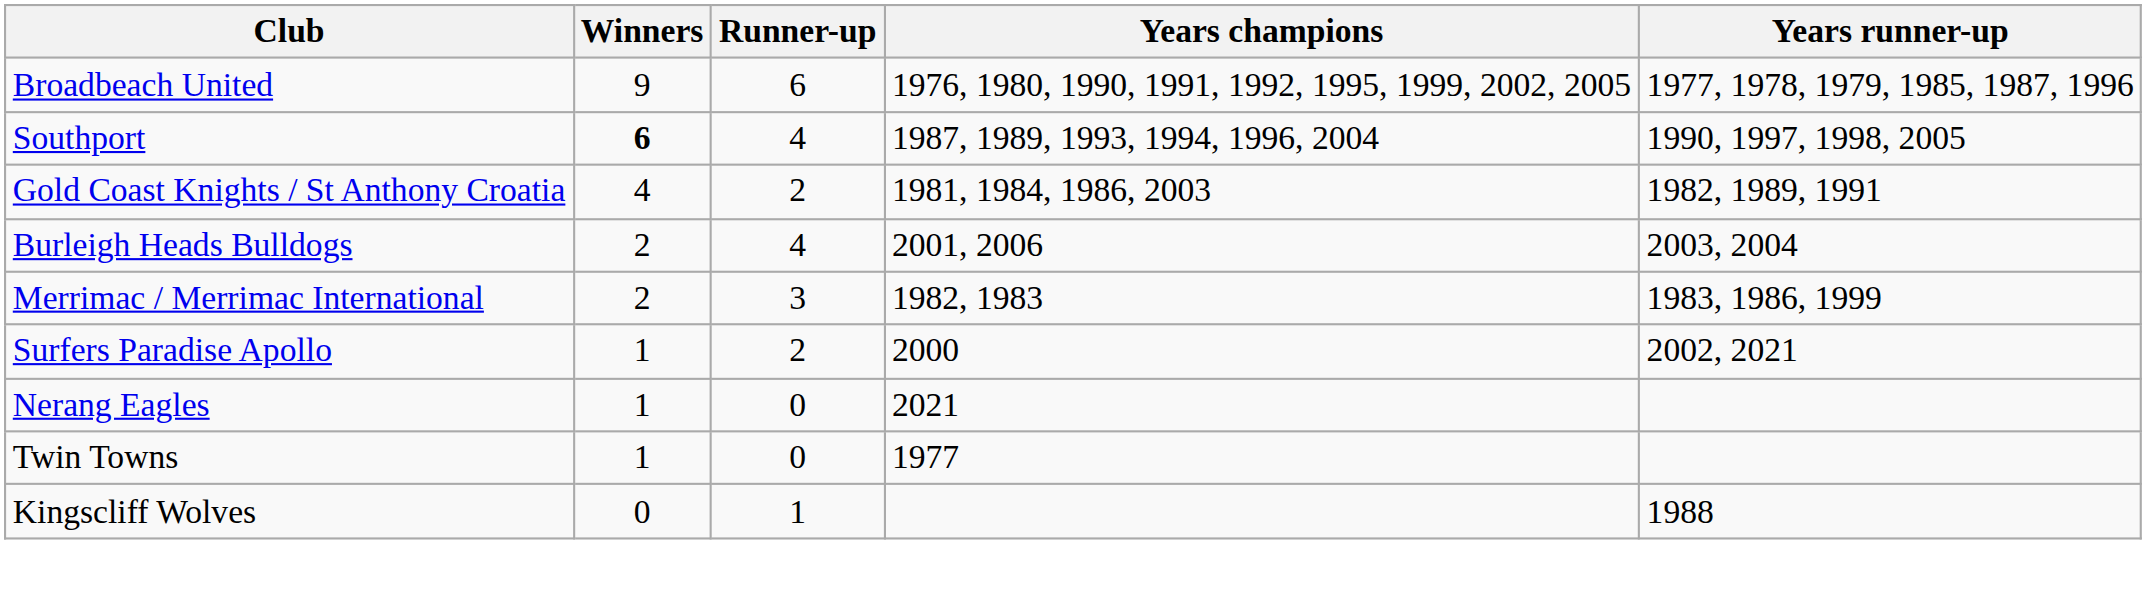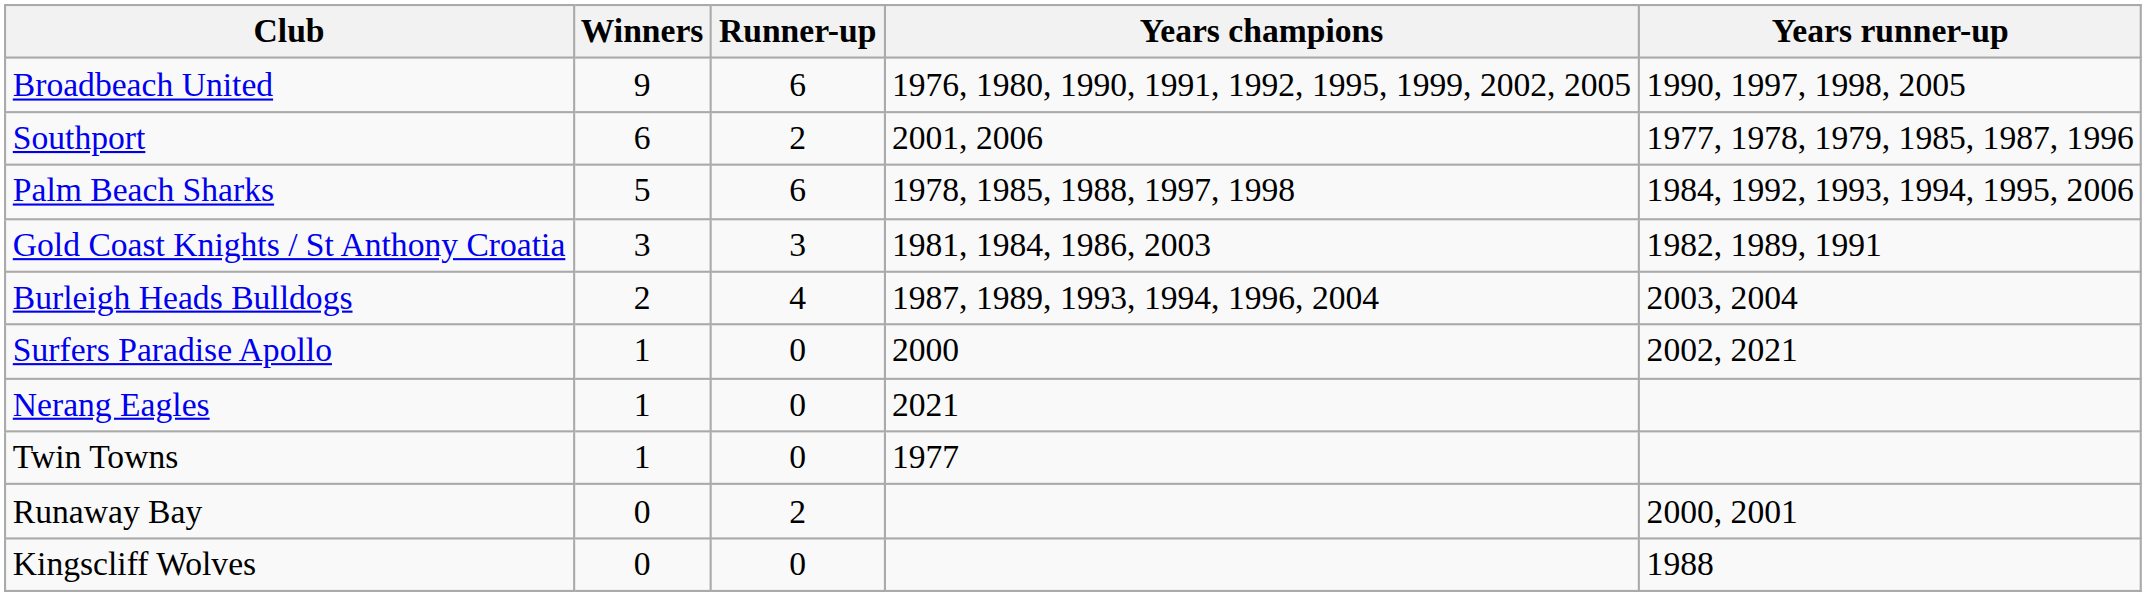(1890, 84) 1977, 1978, 1979, 1985, 1987, 1996 -> (1806, 84) 1990, 1997, 1998, 2005
(642, 137) bold -> (642, 137) normal
(798, 137) 4 -> (798, 137) 2
(1136, 137) 1987, 1989, 1993, 1994, 1996, 2004 -> (968, 137) 2001, 2006
(1806, 137) 1990, 1997, 1998, 2005 -> (1890, 137) 1977, 1978, 1979, 1985, 1987, 1996
+ row: (143, 191)
(642, 191) 4 -> (642, 244) 3
(798, 191) 2 -> (798, 244) 3
(968, 244) 2001, 2006 -> (1136, 297) 1987, 1989, 1993, 1994, 1996, 2004
- row: (248, 297)
(798, 350) 2 -> (798, 350) 0
+ row: (108, 510)
(798, 510) 1 -> (798, 564) 0
